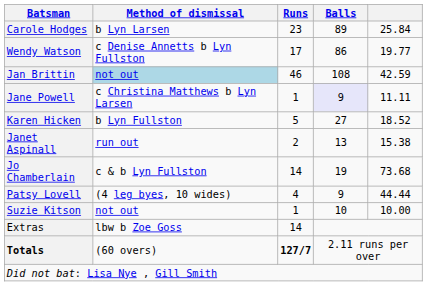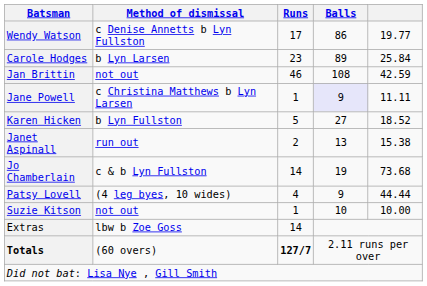rows swapped: (47, 30) <-> (44, 52)
(117, 75) lightblue background -> (117, 75) no background
